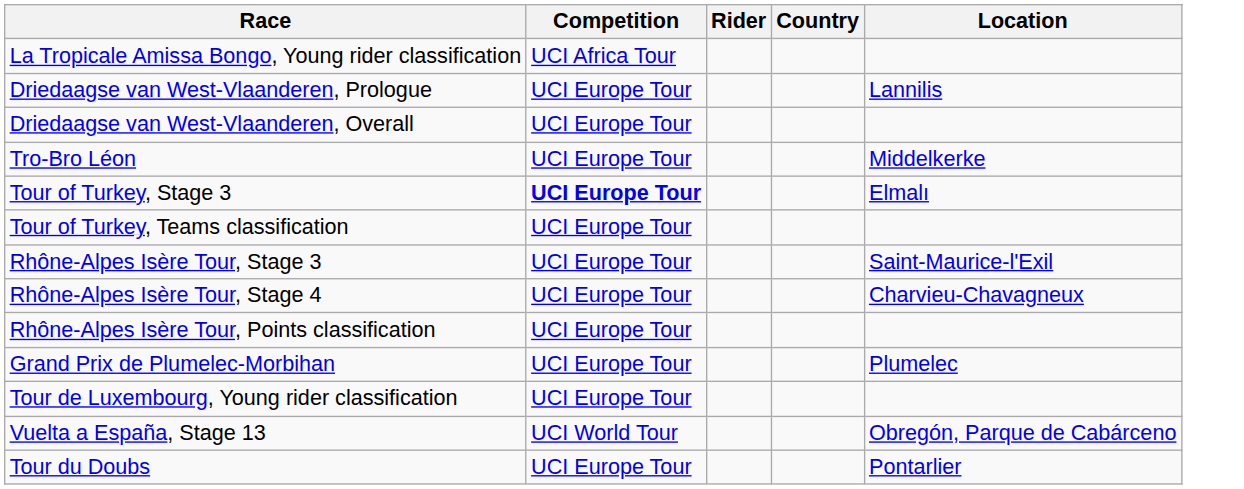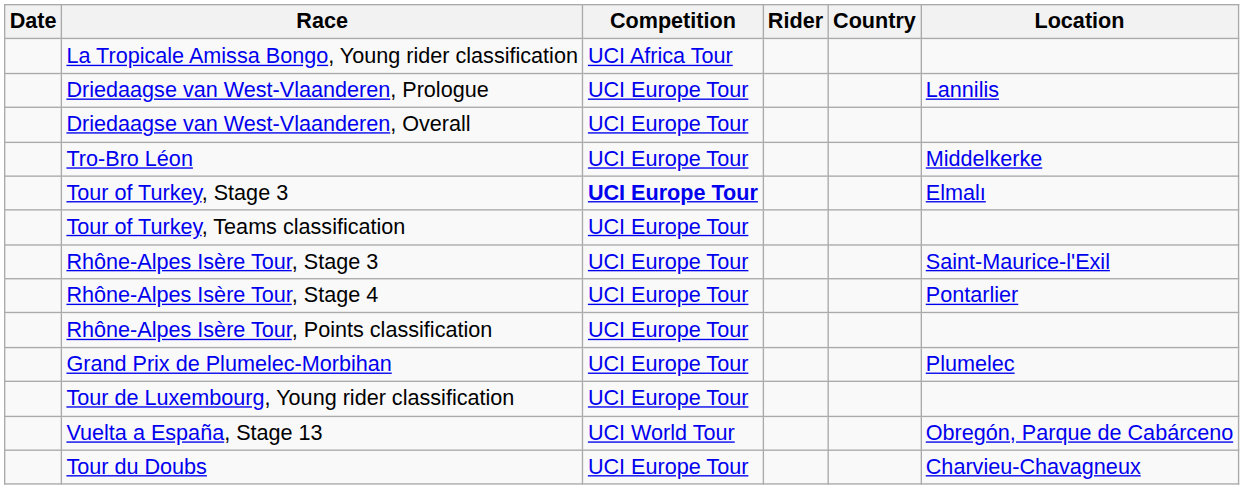+ column: (33, 21)
(976, 295) Charvieu-Chavagneux -> (972, 295) Pontarlier
(915, 466) Pontarlier -> (1033, 466) Charvieu-Chavagneux
